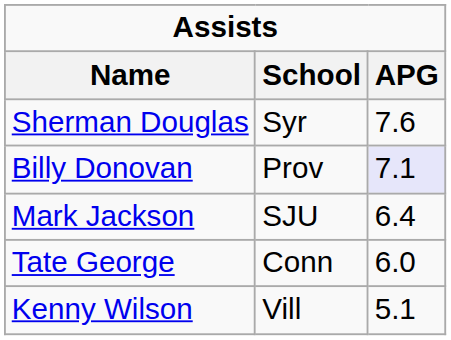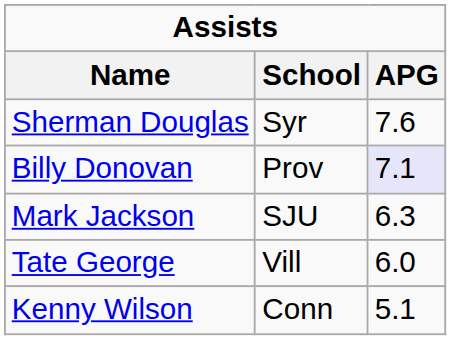(395, 215) 6.4 -> (395, 215) 6.3
(298, 262) Conn -> (282, 262) Vill
(282, 309) Vill -> (298, 309) Conn
